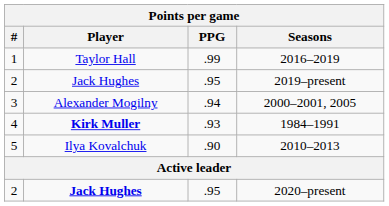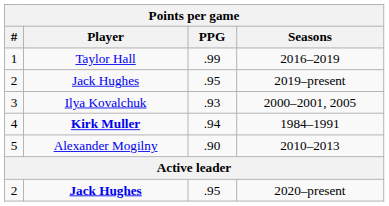(106, 102) Alexander Mogilny -> (106, 102) Ilya Kovalchuk
(212, 102) .94 -> (212, 102) .93
(212, 124) .93 -> (212, 124) .94
(106, 146) Ilya Kovalchuk -> (106, 146) Alexander Mogilny
